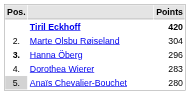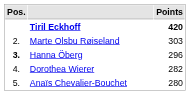(176, 41) 304 -> (176, 41) 303
(176, 69) 283 -> (176, 69) 282
(16, 83) lightgrey background -> (16, 83) no background
